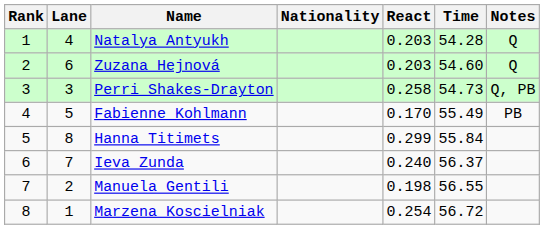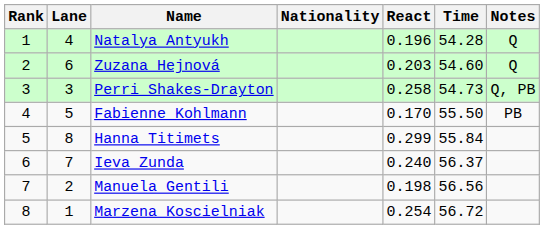(409, 41) 0.203 -> (409, 41) 0.196
(461, 114) 55.49 -> (461, 114) 55.50
(461, 187) 56.55 -> (461, 187) 56.56
